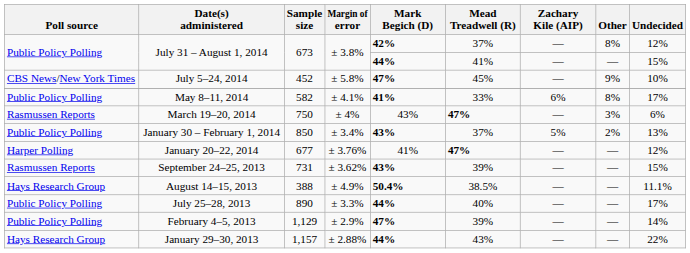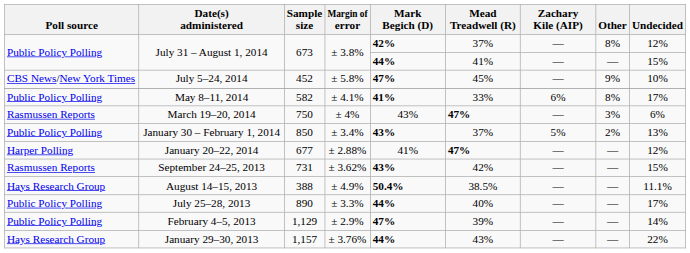(347, 150) ± 3.76% -> (347, 150) ± 2.88%
(483, 168) 39% -> (483, 168) 42%
(347, 239) ± 2.88% -> (347, 239) ± 3.76%
